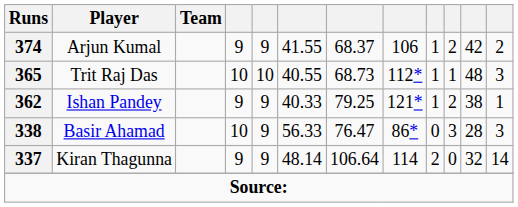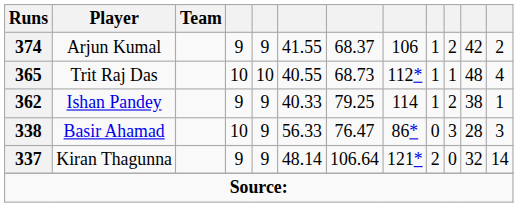(500, 74) 3 -> (500, 74) 4
(405, 103) 121* -> (405, 103) 114
(405, 159) 114 -> (405, 159) 121*
